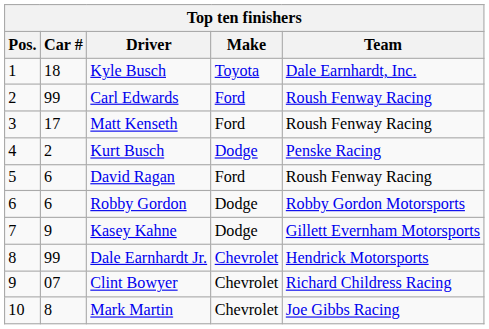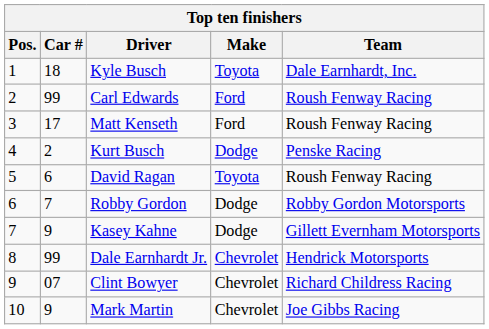(230, 177) Ford -> (237, 177) Toyota
(48, 204) 6 -> (48, 204) 7
(48, 310) 8 -> (48, 310) 9
